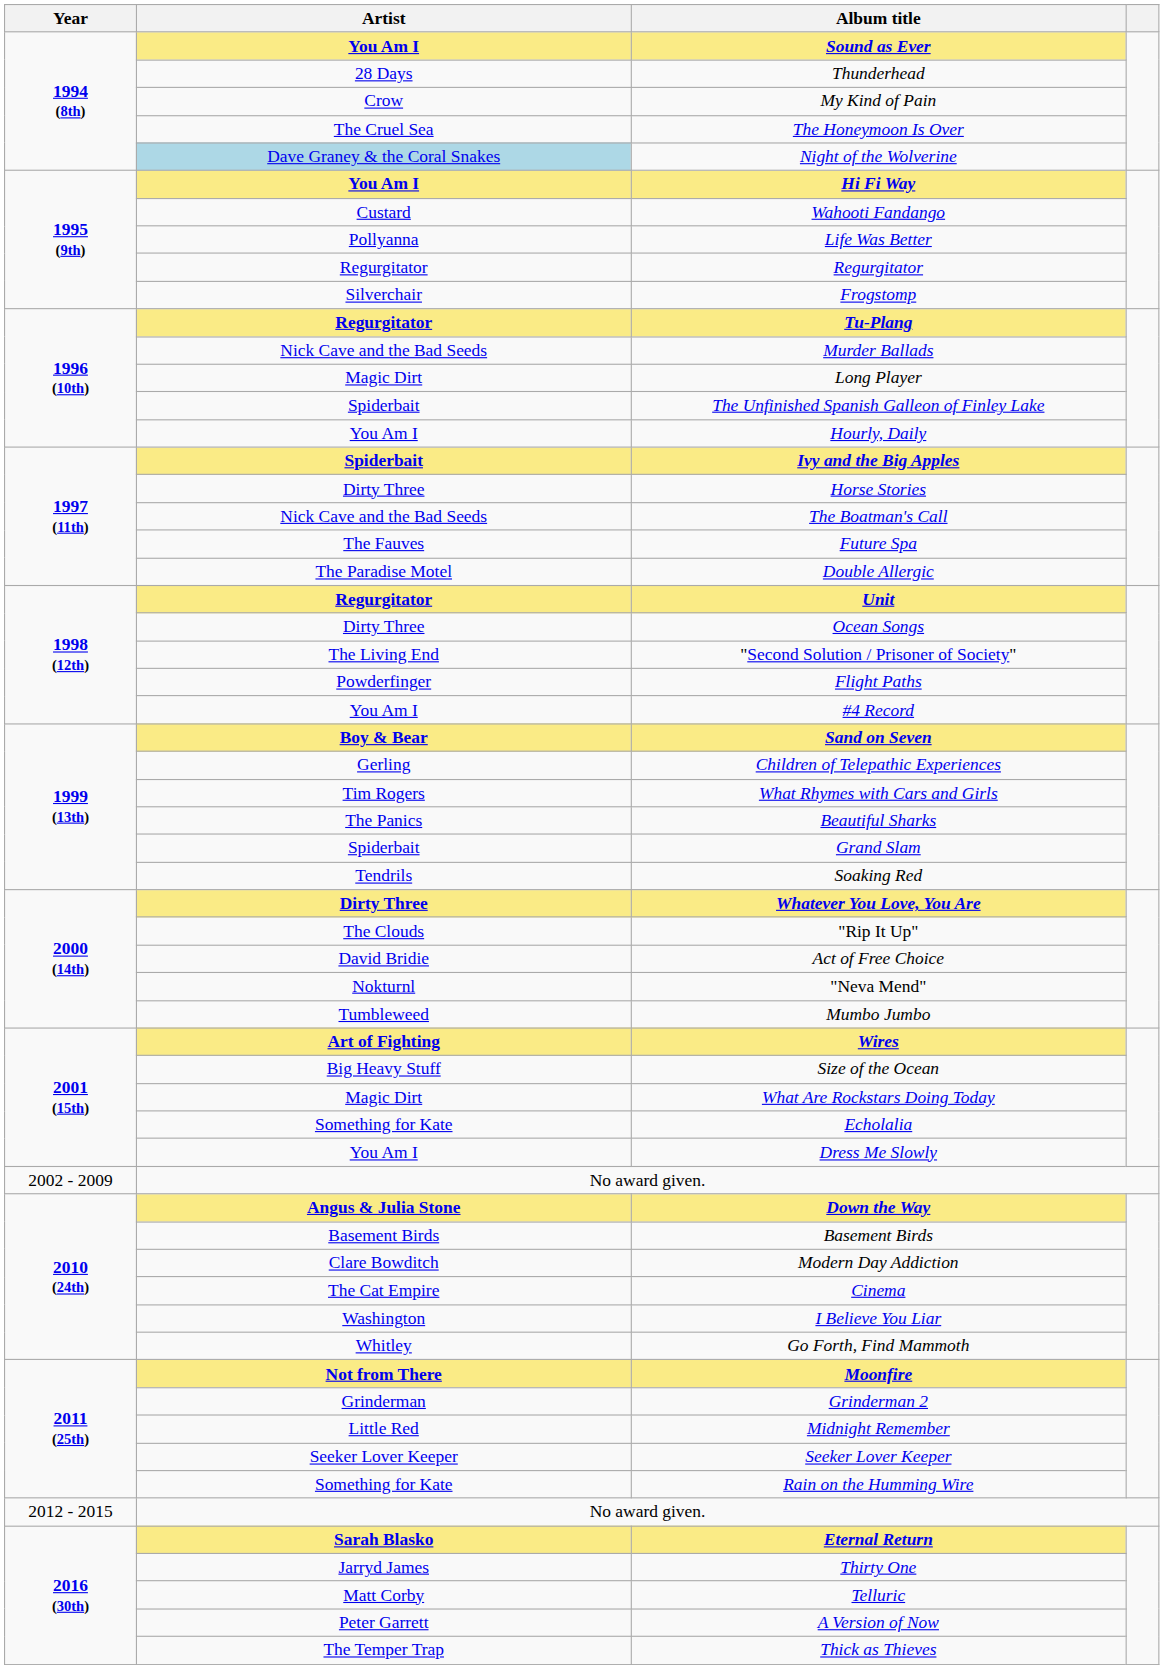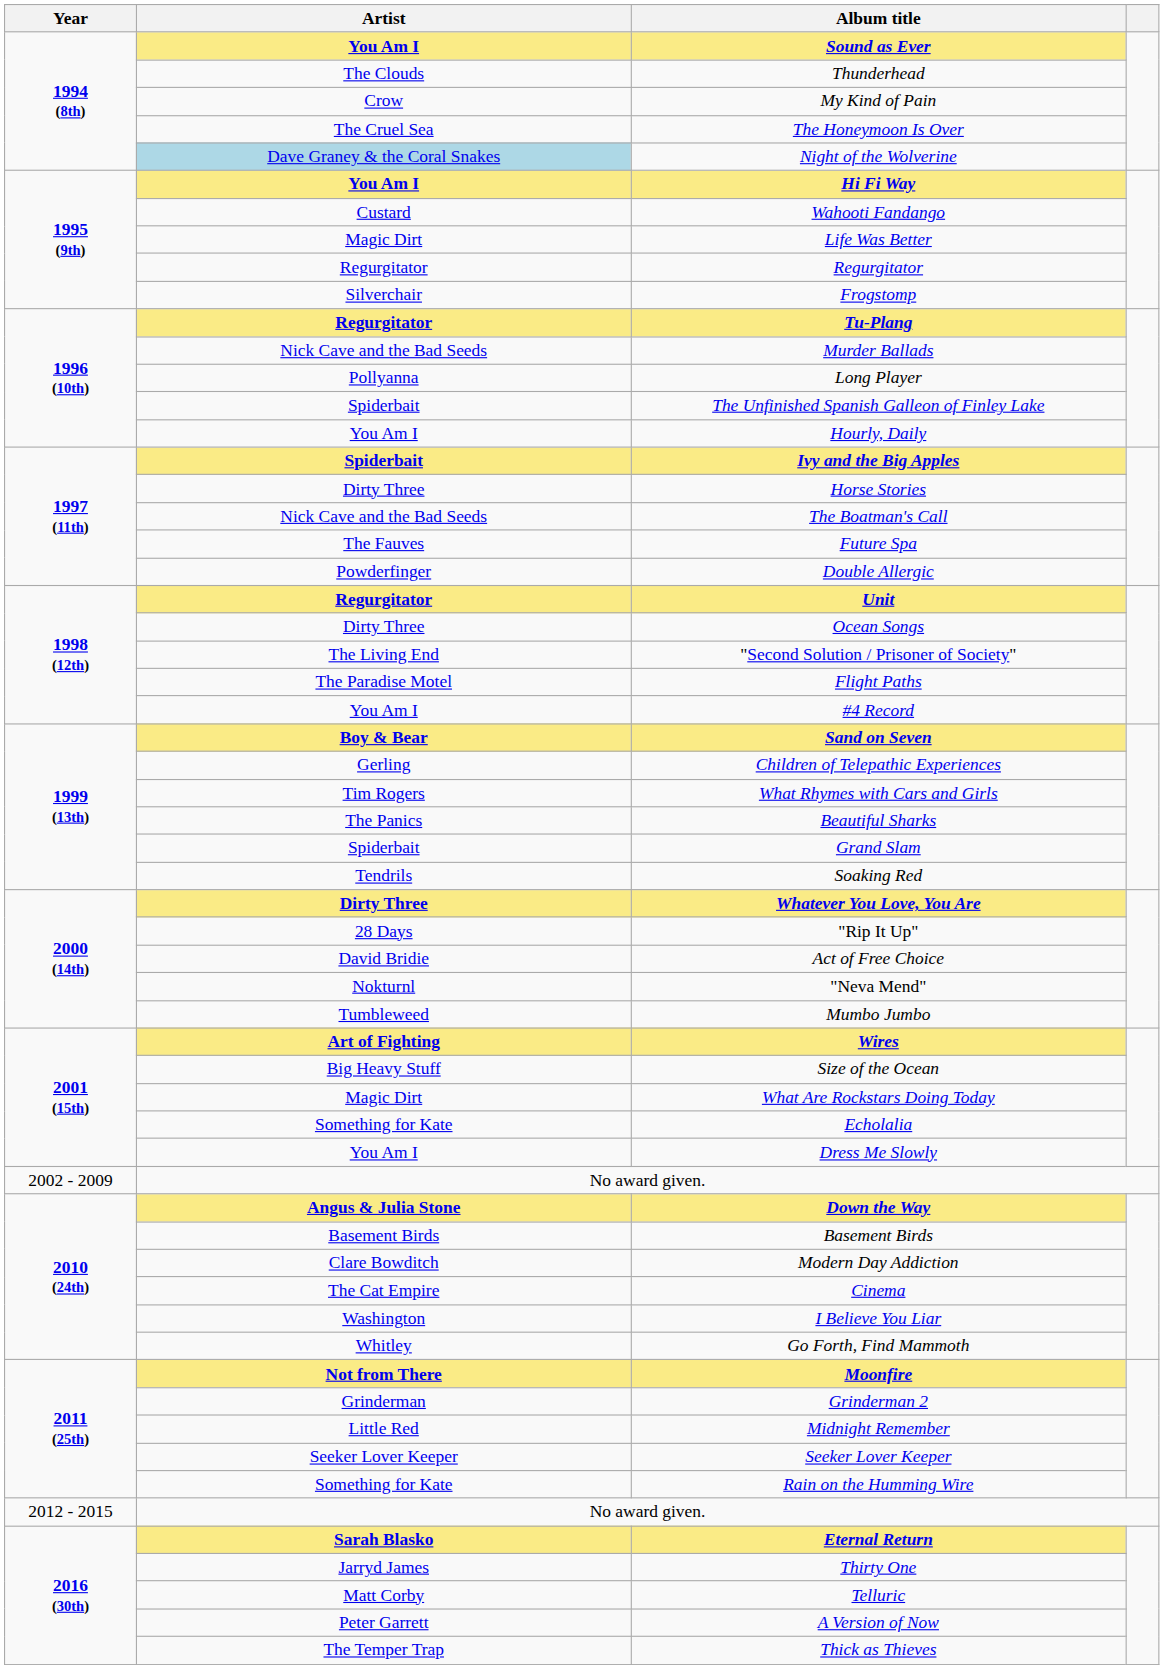(384, 73) 28 Days -> (384, 73) The Clouds
(384, 239) Pollyanna -> (384, 239) Magic Dirt
(384, 377) Magic Dirt -> (384, 377) Pollyanna
(384, 571) The Paradise Motel -> (384, 571) Powderfinger
(384, 682) Powderfinger -> (384, 682) The Paradise Motel
(384, 931) The Clouds -> (384, 931) 28 Days
